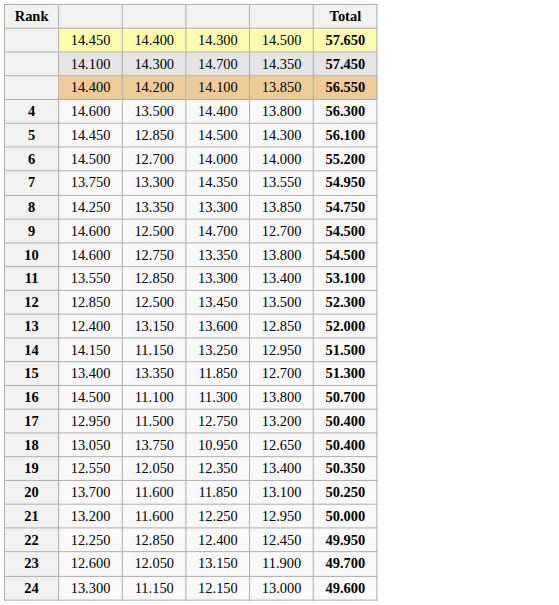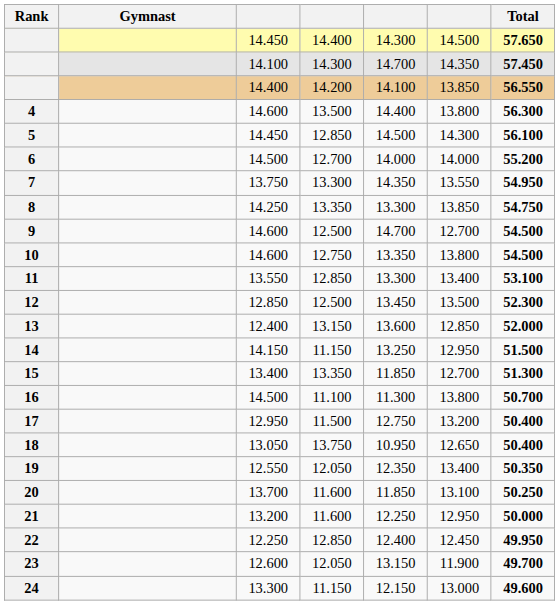+ column: (148, 16)
